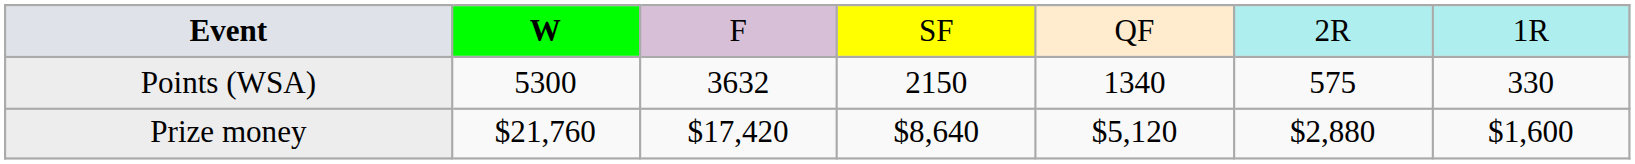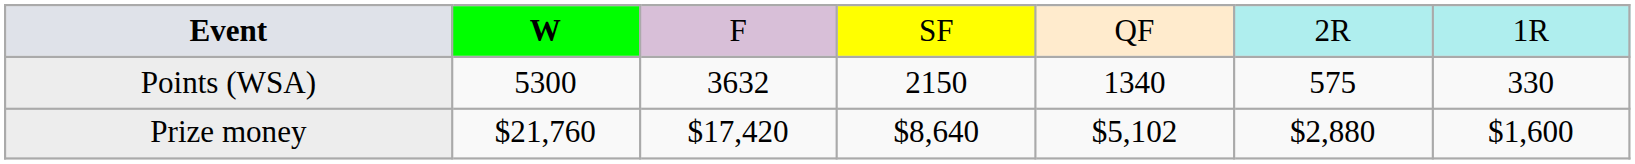(1134, 133) $5,120 -> (1134, 133) $5,102
